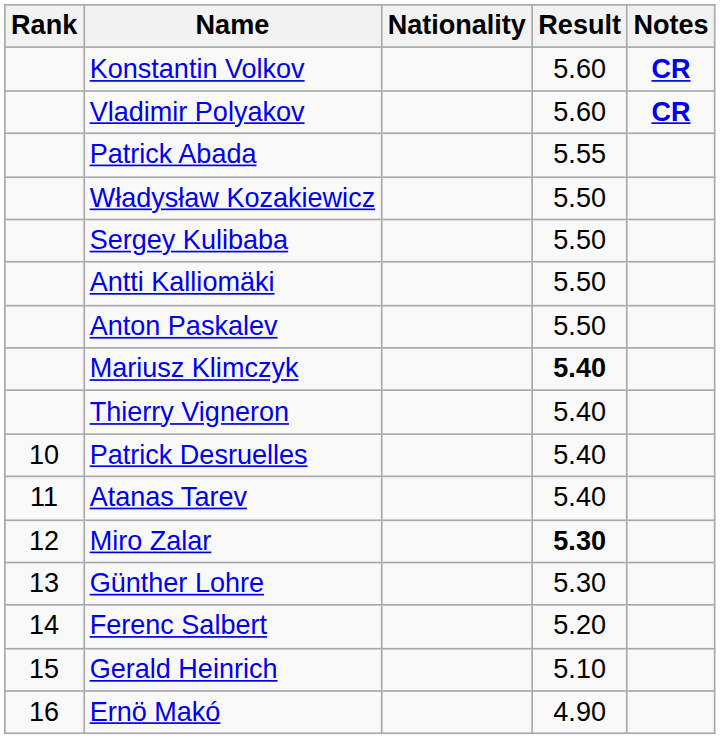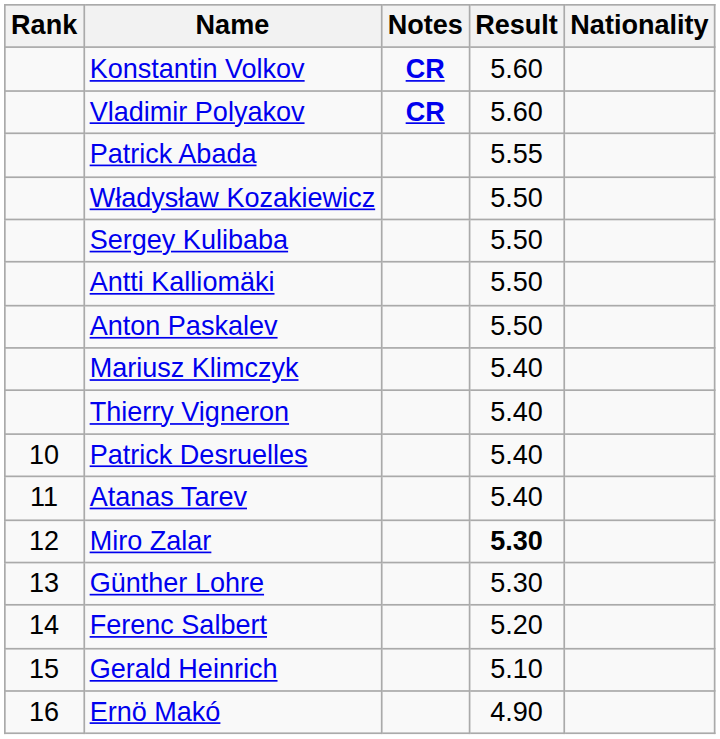columns swapped: (457, 25) <-> (671, 25)
(580, 369) bold -> (517, 369) normal
